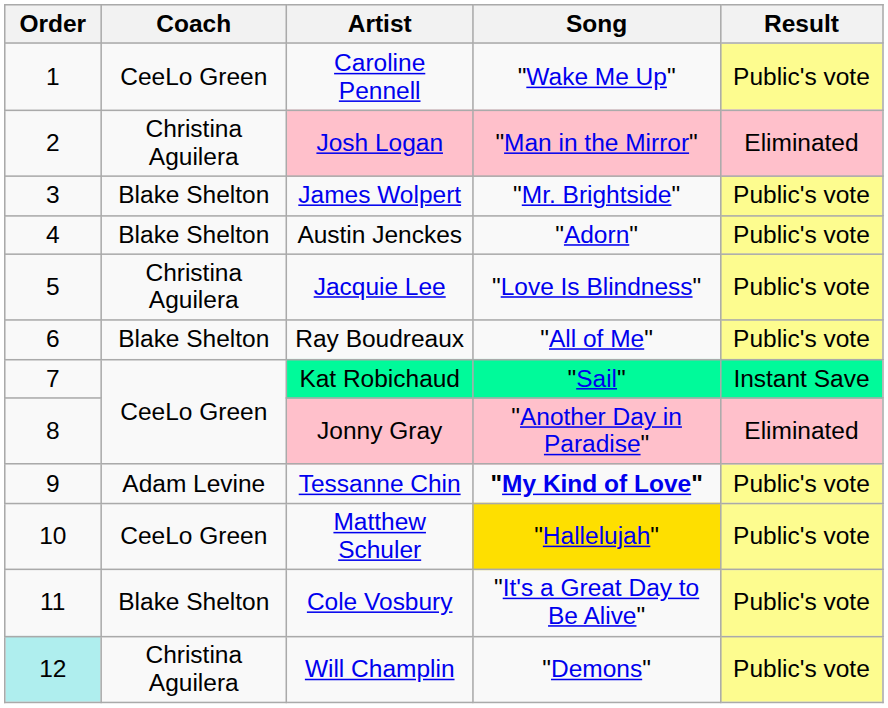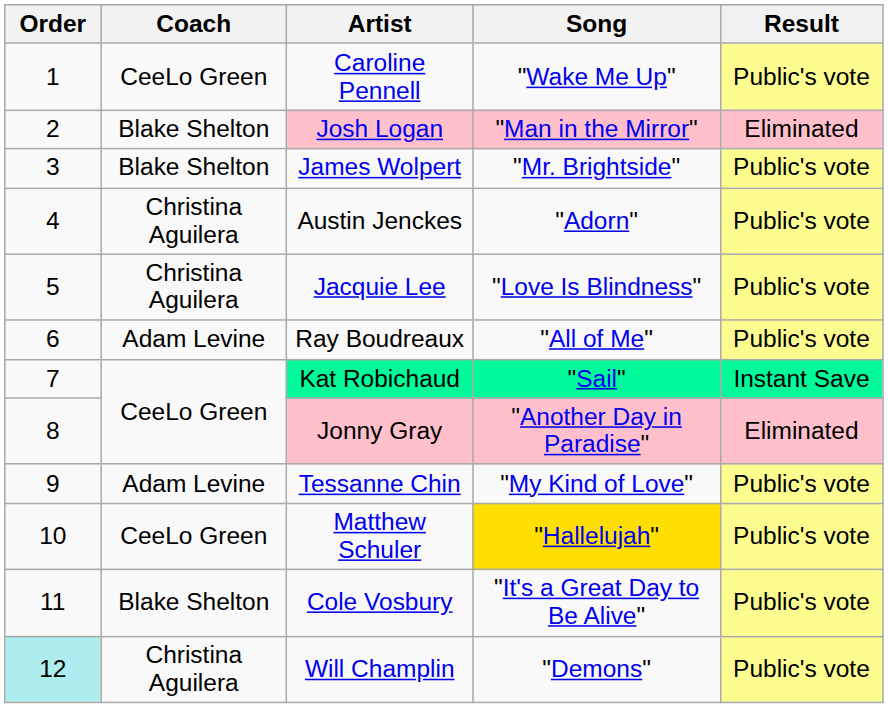(194, 142) Christina Aguilera -> (194, 129) Blake Shelton
(194, 234) Blake Shelton -> (194, 220) Christina Aguilera
(194, 339) Blake Shelton -> (194, 339) Adam Levine
(597, 483) bold -> (597, 483) normal
